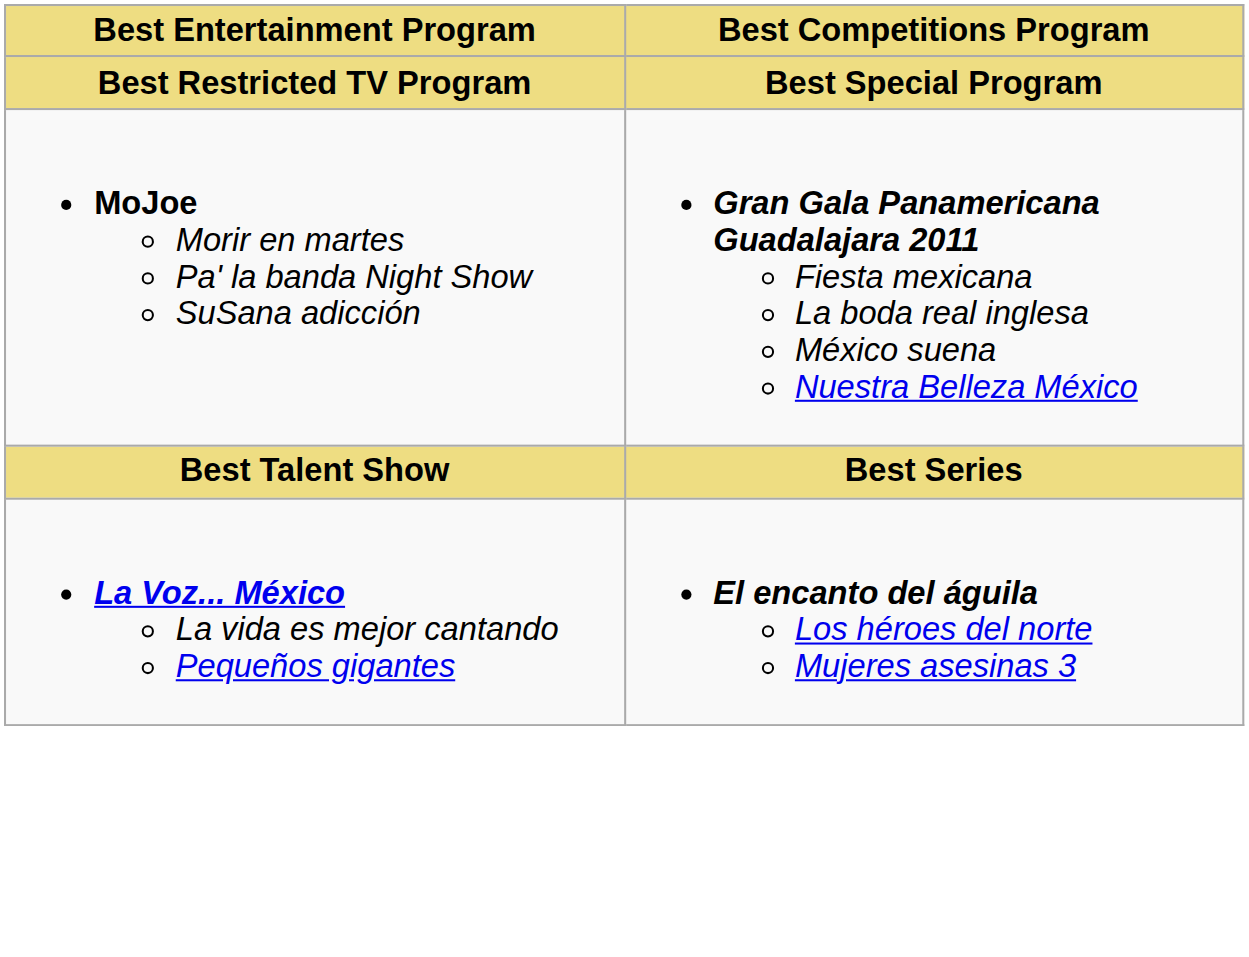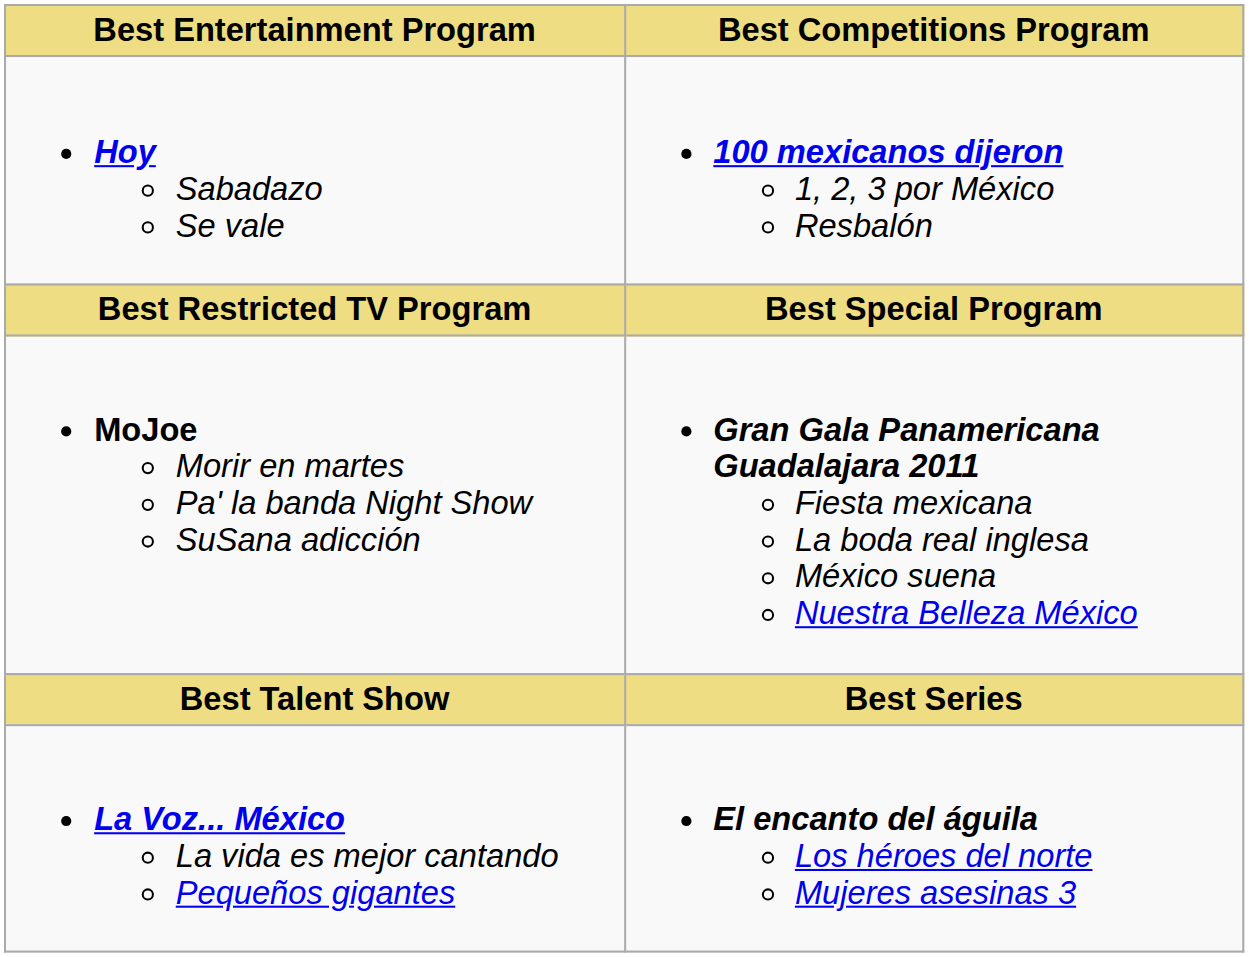+ row: (315, 189)
